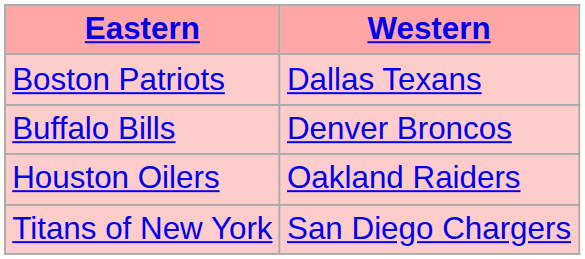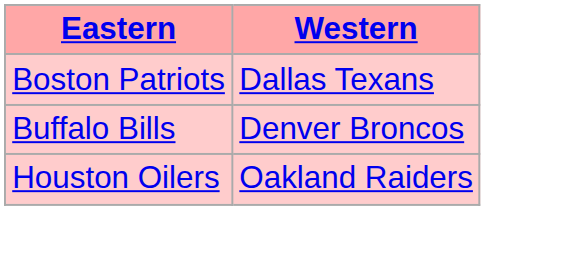- row: (142, 228)
